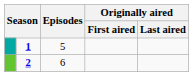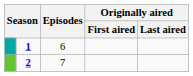(63, 46) 5 -> (63, 46) 6
(63, 63) 6 -> (63, 63) 7
